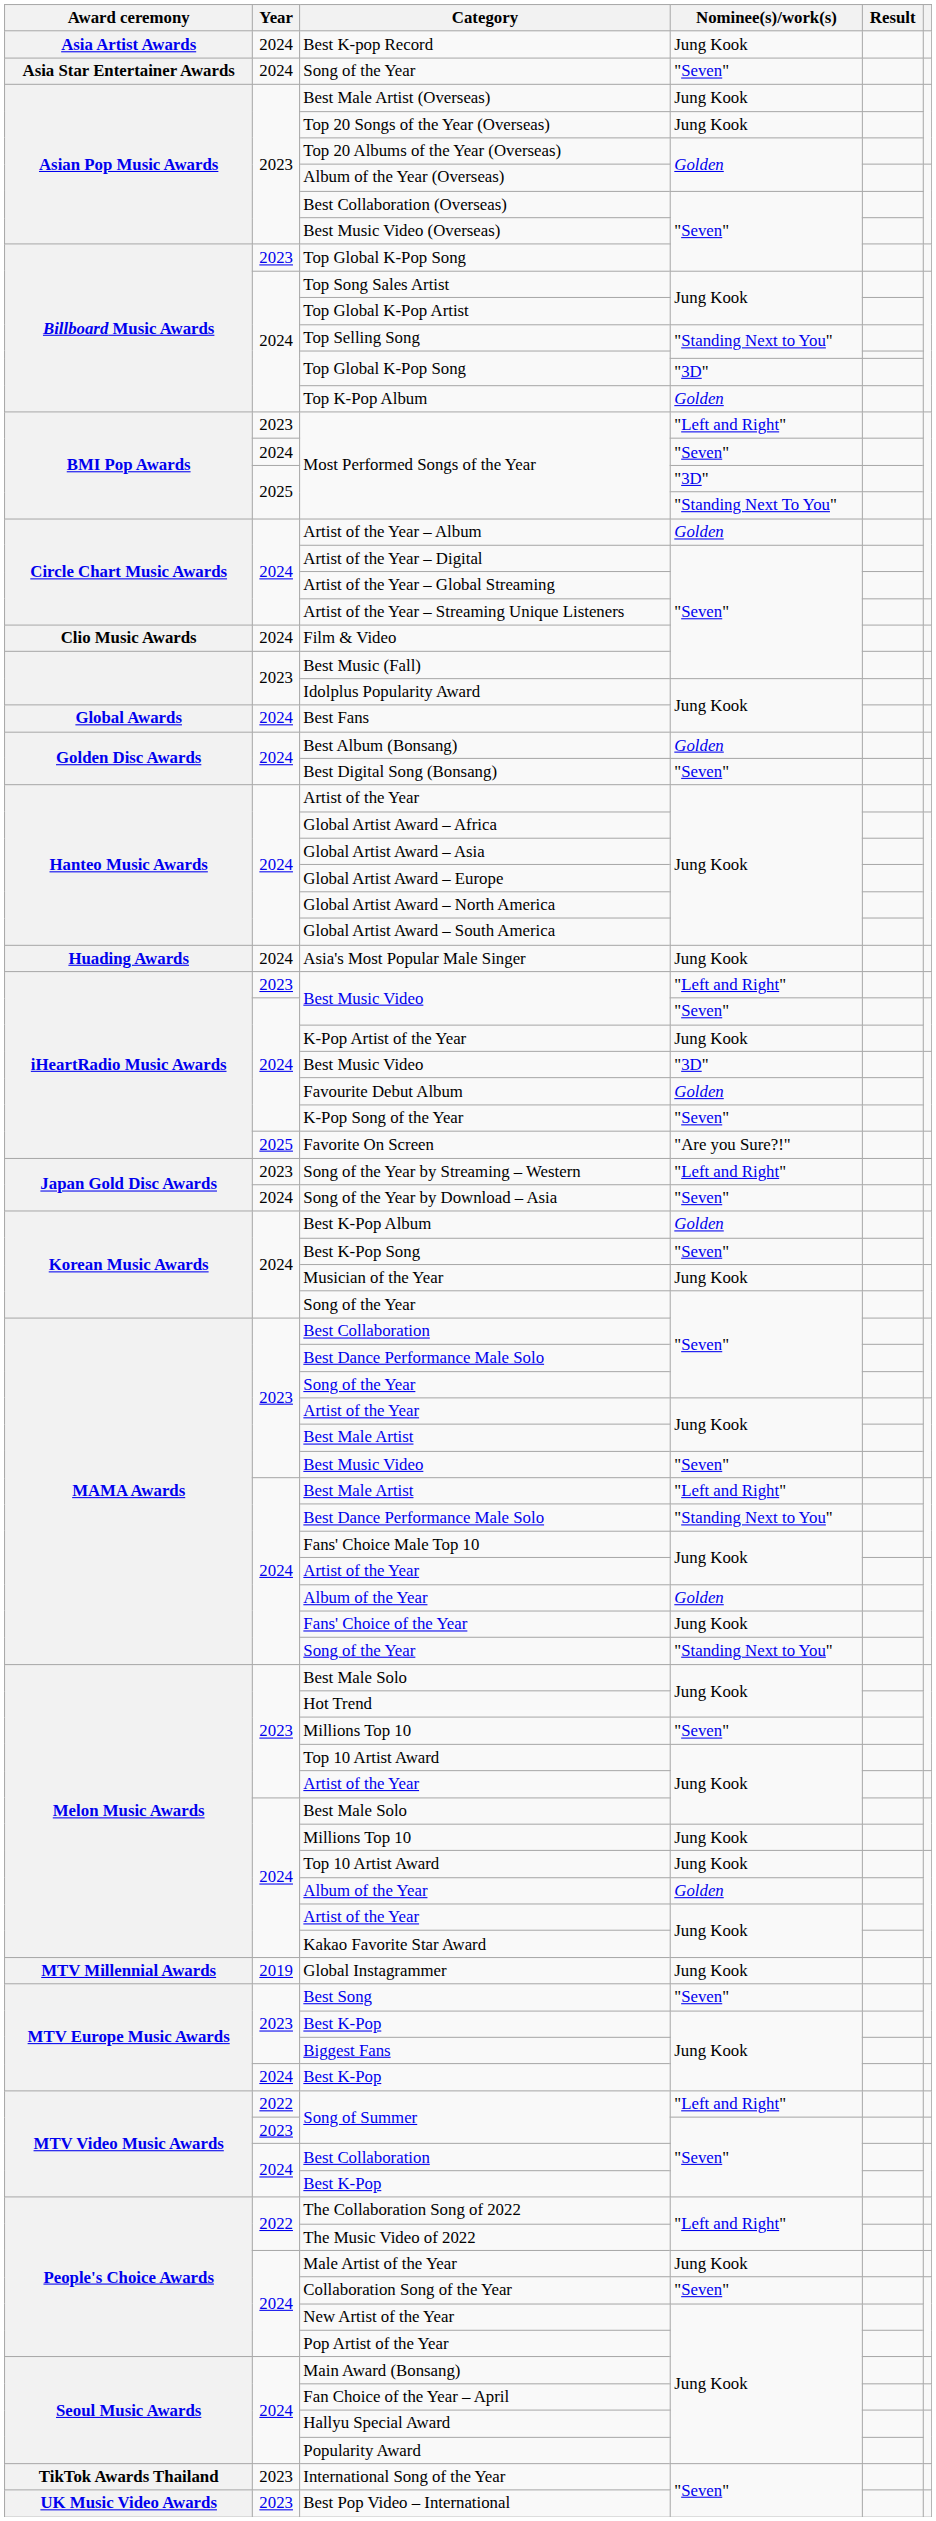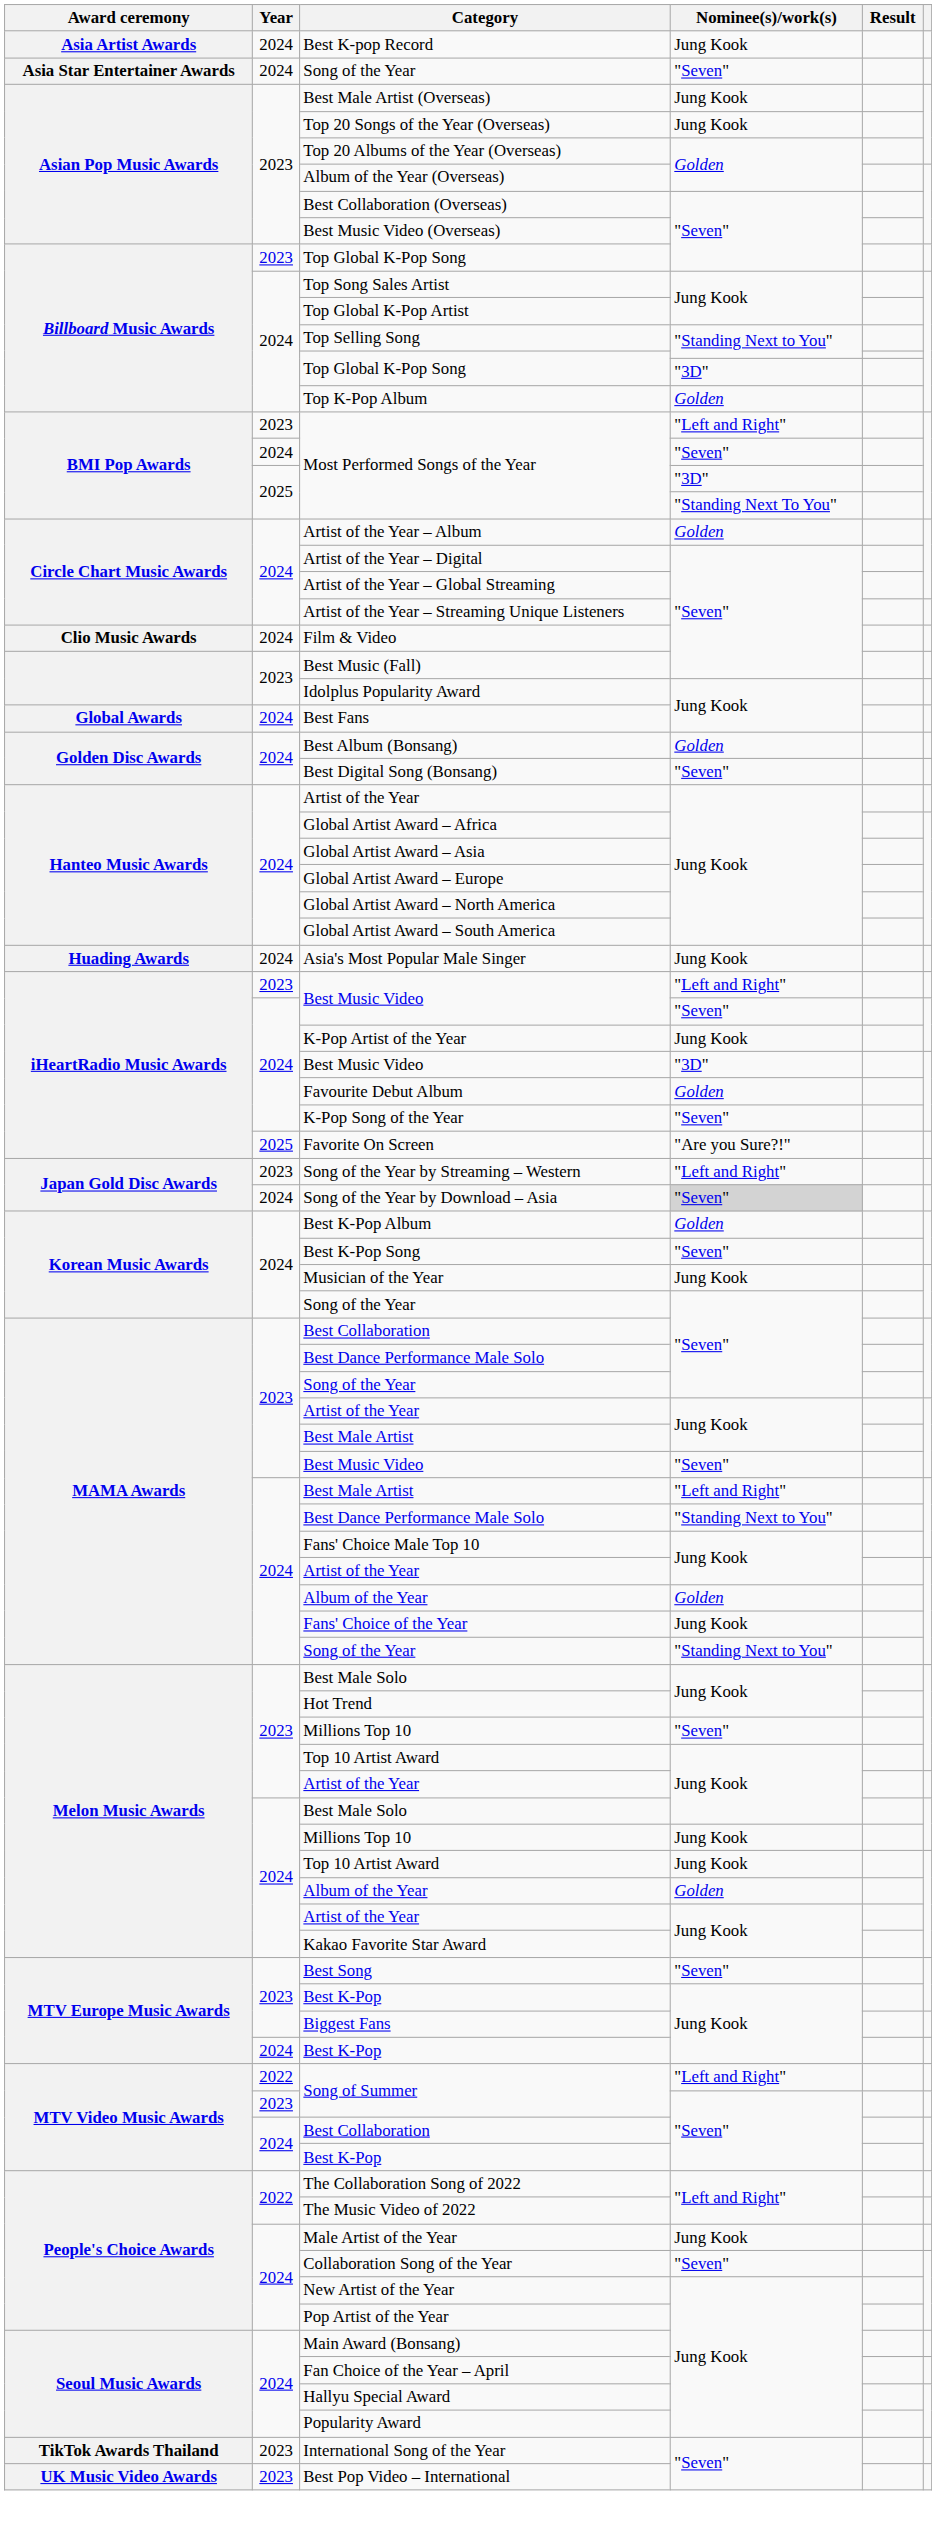(702, 1197) no background -> (702, 1197) lightgrey background
- row: (276, 1970)
